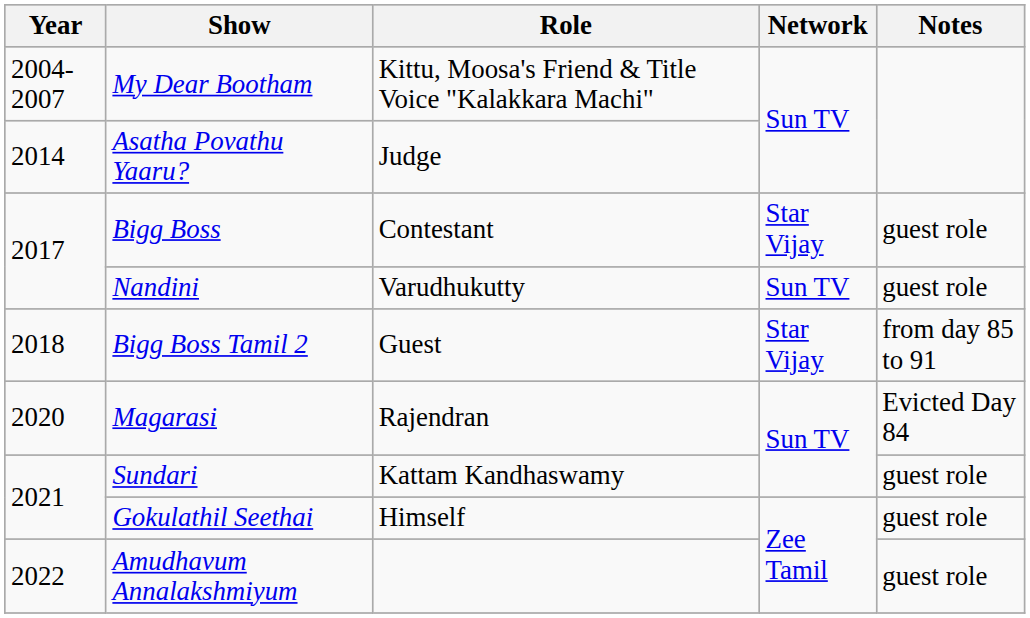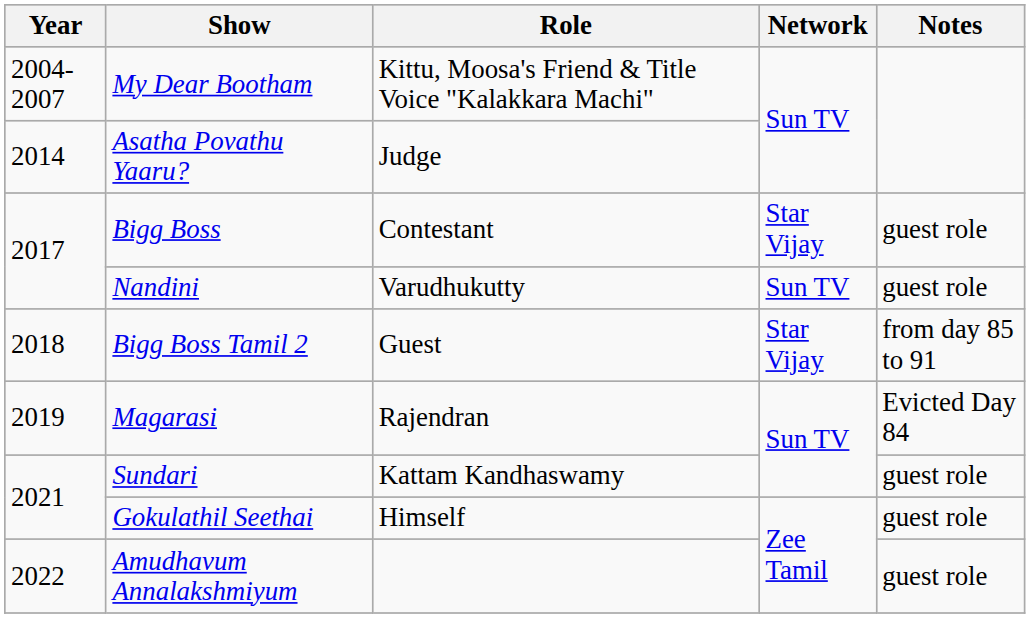(38, 417) 2020 -> (38, 417) 2019
